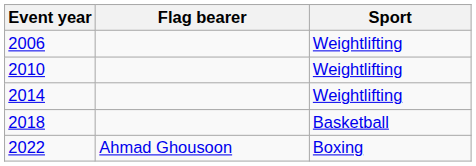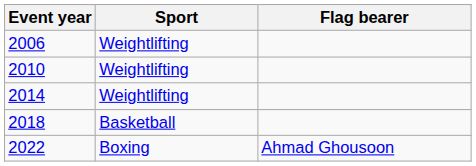columns swapped: (202, 17) <-> (390, 17)
